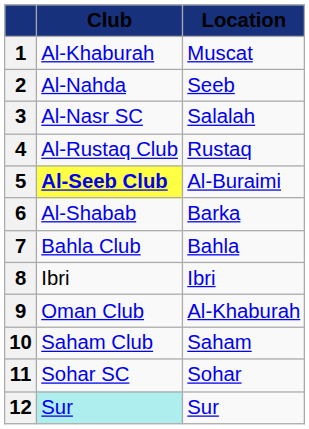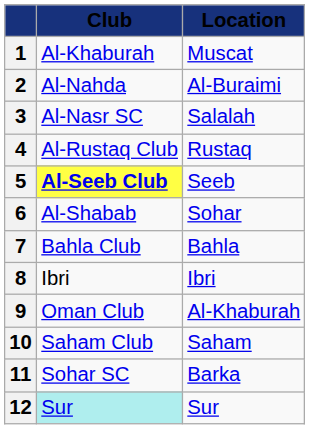(211, 85) Seeb -> (234, 85) Al-Buraimi
(234, 181) Al-Buraimi -> (211, 181) Seeb
(214, 213) Barka -> (214, 213) Sohar
(214, 375) Sohar -> (214, 375) Barka
